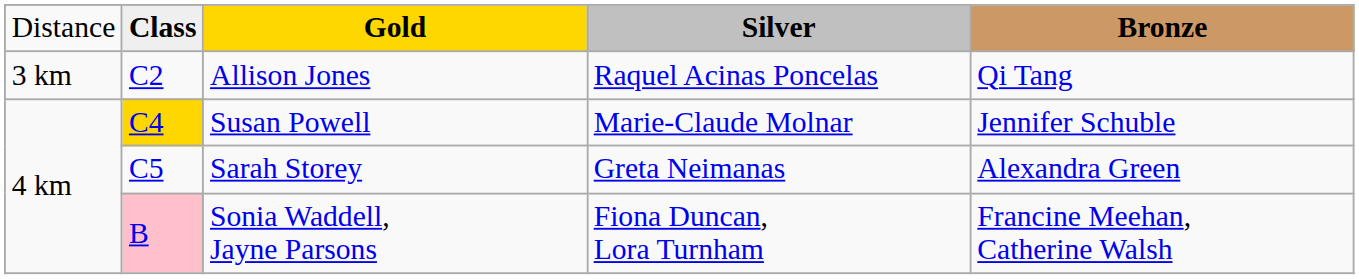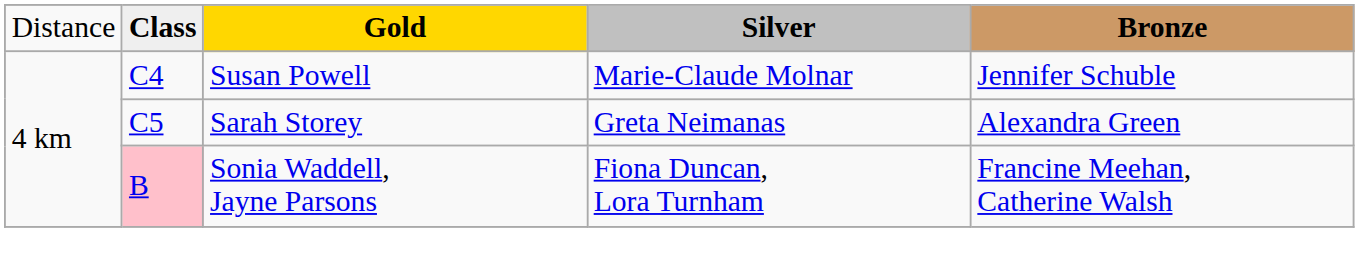- row: (290, 74)
(146, 121) gold background -> (146, 74) no background
